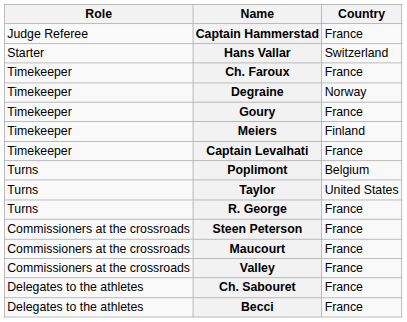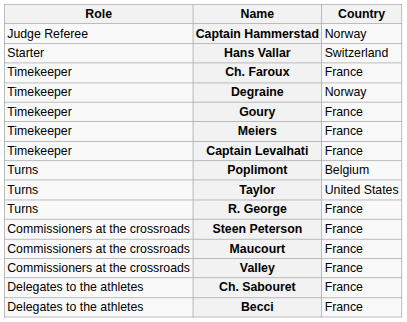(344, 33) France -> (346, 33) Norway
(345, 131) Finland -> (344, 131) France
